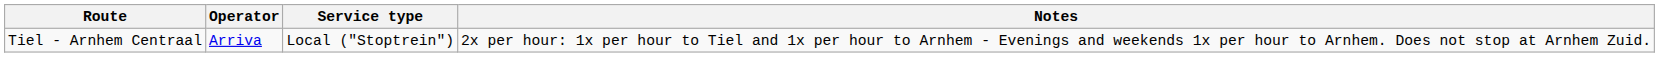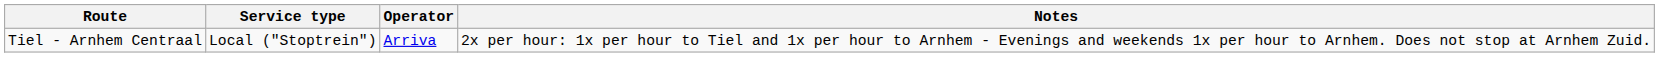columns swapped: (370, 17) <-> (244, 17)
